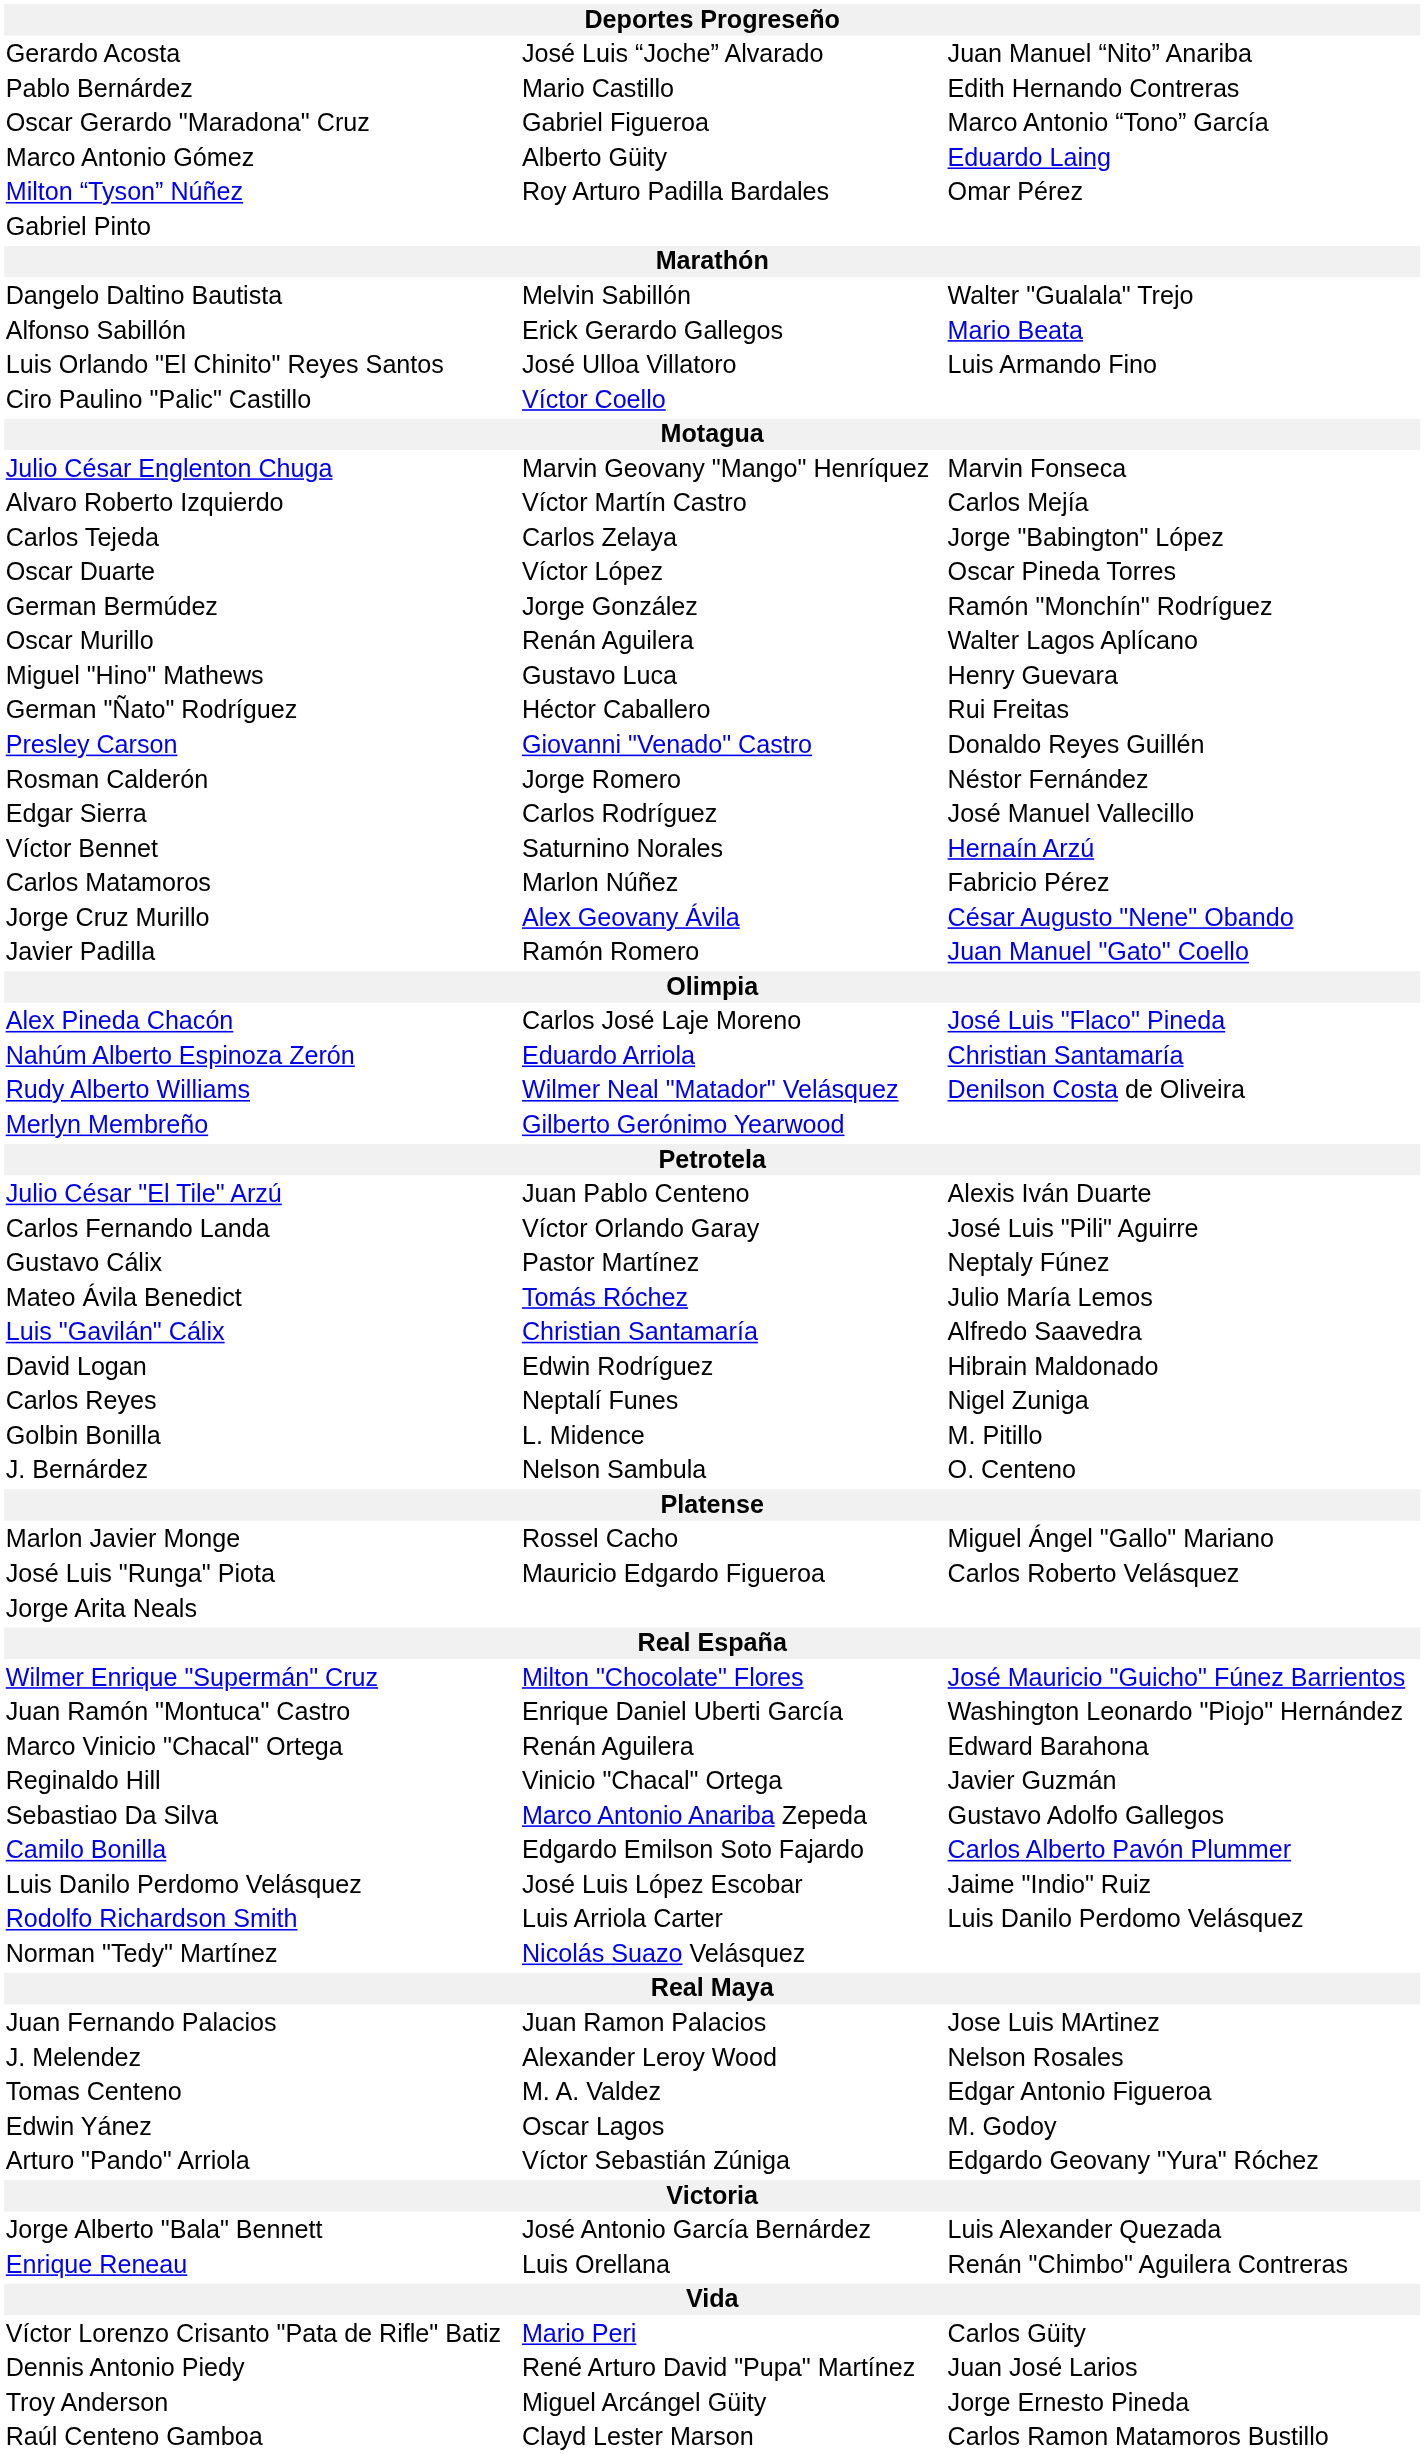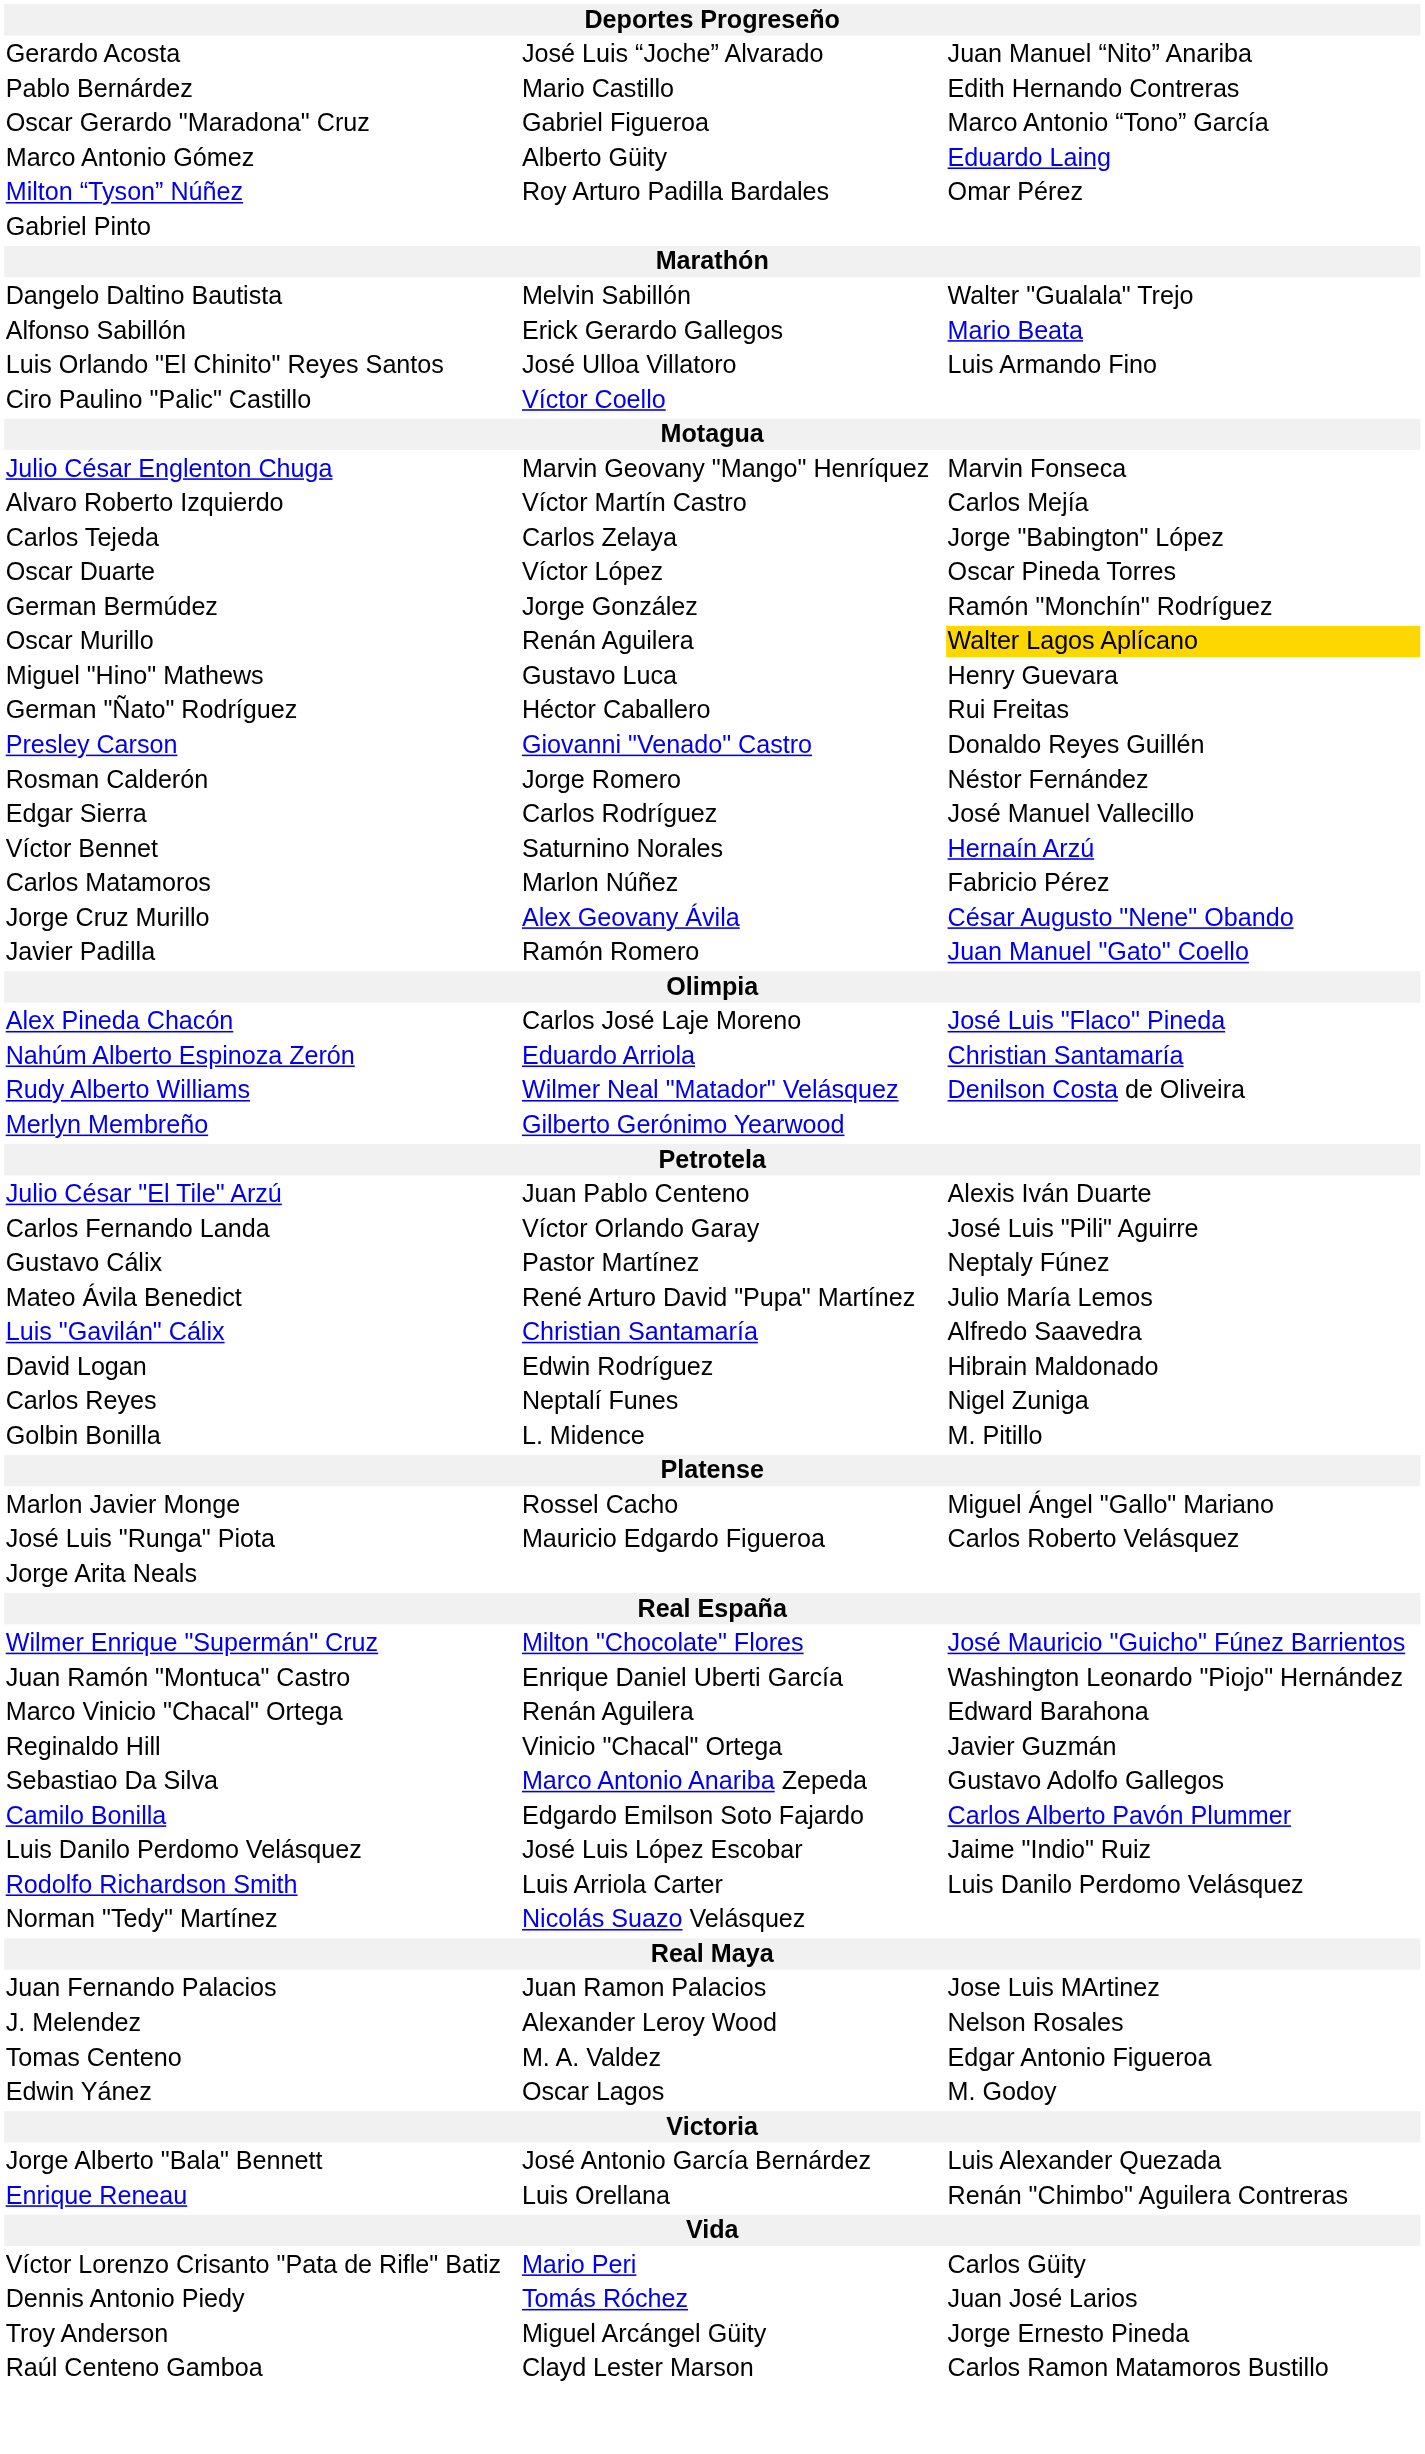(1073, 641) no background -> (1073, 641) gold background
(605, 1297) Tomás Róchez -> (719, 1297) René Arturo David "Pupa" Martínez
- row: (77, 1470)
- row: (128, 2161)
(719, 2368) René Arturo David "Pupa" Martínez -> (605, 2299) Tomás Róchez
